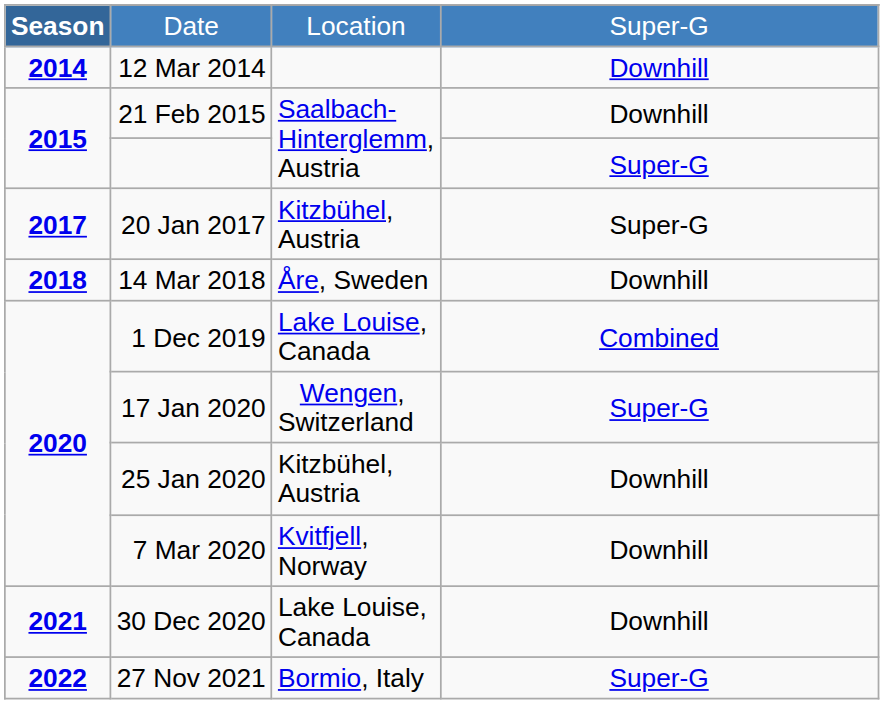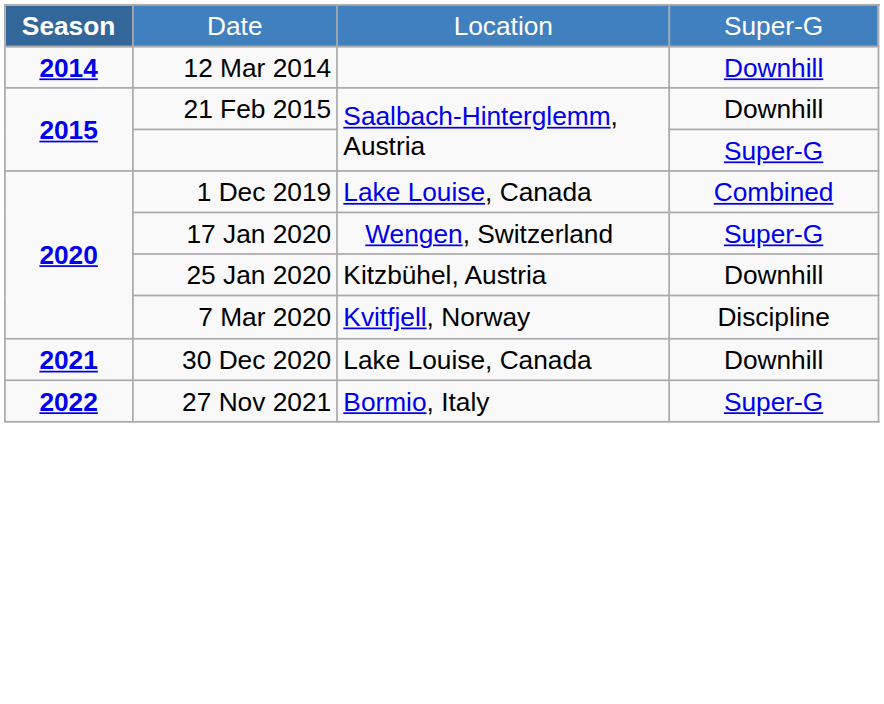- row: (193, 224)
- row: (192, 281)
(659, 550) Downhill -> (774, 317) Discipline
